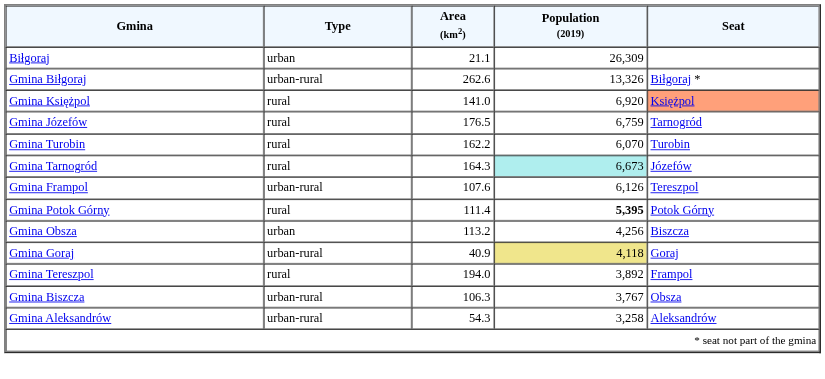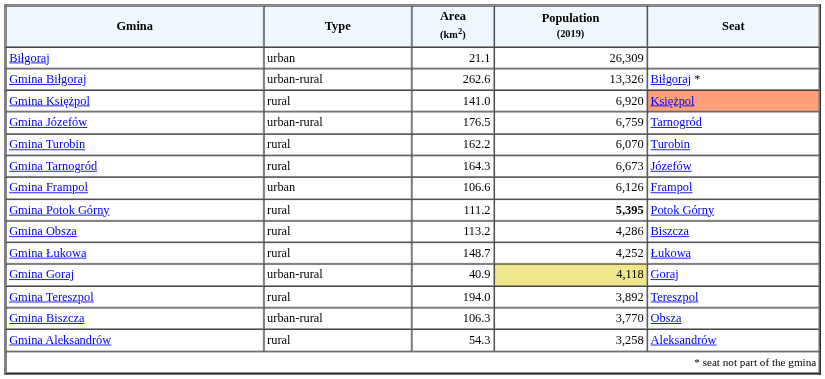(279, 122) rural -> (295, 122) urban-rural
(630, 166) paleturquoise background -> (630, 166) no background
(295, 187) urban-rural -> (281, 187) urban
(477, 187) 107.6 -> (477, 187) 106.6
(674, 187) Tereszpol -> (671, 187) Frampol
(477, 209) 111.4 -> (477, 209) 111.2
(281, 231) urban -> (279, 231) rural
(630, 231) 4,256 -> (630, 231) 4,286
+ row: (48, 253)
(671, 274) Frampol -> (674, 296) Tereszpol
(630, 296) 3,767 -> (630, 318) 3,770
(295, 318) urban-rural -> (279, 340) rural
